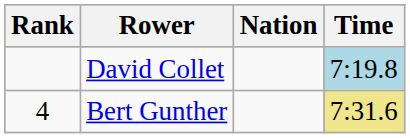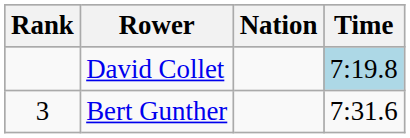(42, 111) 4 -> (42, 111) 3
(364, 111) khaki background -> (364, 111) no background
